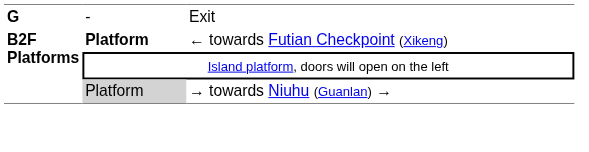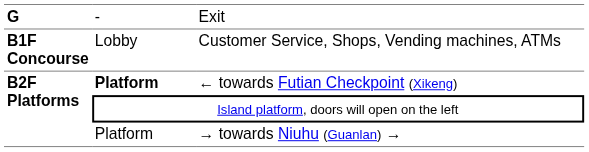+ row: (380, 41)
(114, 91) lightgrey background -> (124, 134) no background
